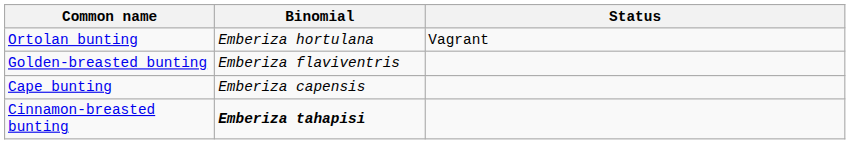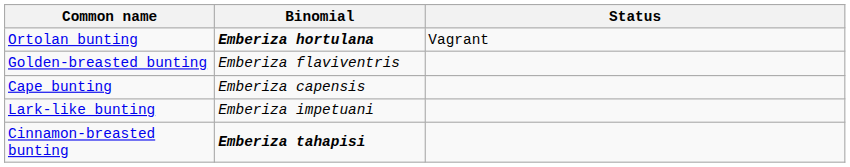(296, 40) normal -> (296, 40) bold
+ row: (82, 110)
